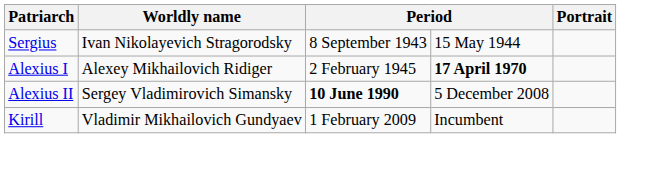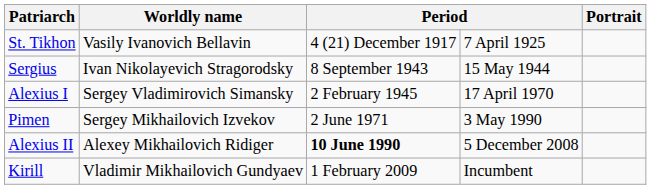+ row: (42, 42)
(177, 68) Alexey Mikhailovich Ridiger -> (188, 94) Sergey Vladimirovich Simansky
(480, 68) bold -> (509, 94) normal
+ row: (29, 119)
(187, 94) Sergey Vladimirovich Simansky -> (178, 145) Alexey Mikhailovich Ridiger
